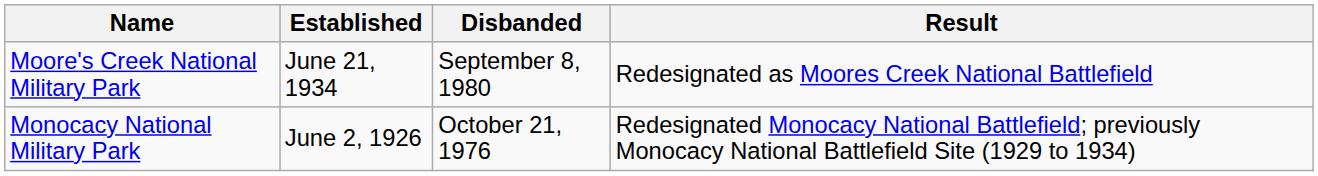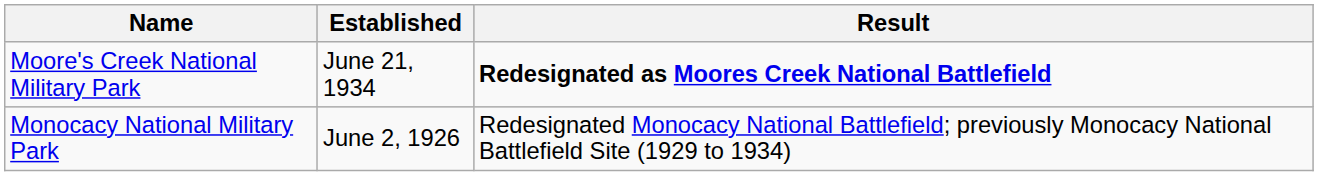- column: (522, 23)
(884, 74) normal -> (765, 74) bold
